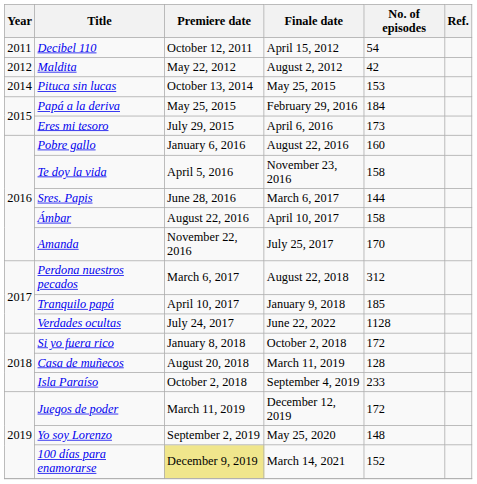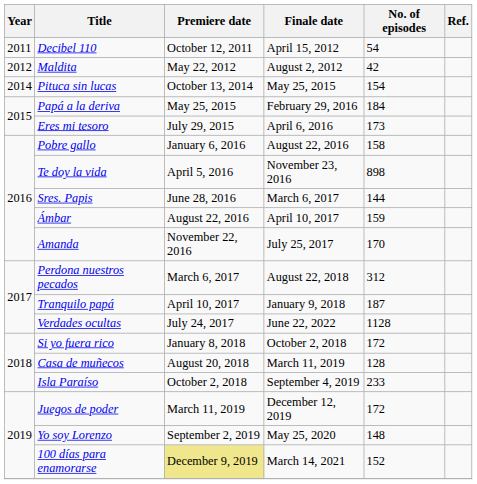(376, 86) 153 -> (376, 86) 154
(376, 145) 160 -> (376, 145) 158
(376, 171) 158 -> (376, 171) 898
(376, 217) 158 -> (376, 217) 159
(376, 304) 185 -> (376, 304) 187
